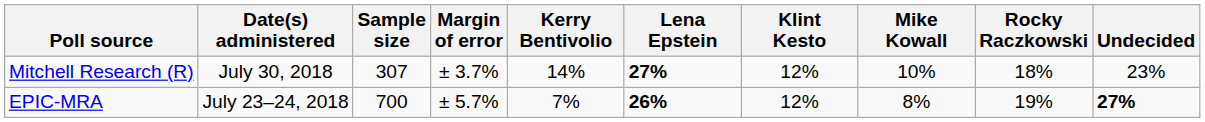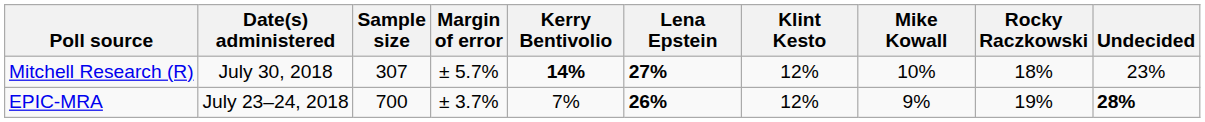(469, 71) ± 3.7% -> (469, 71) ± 5.7%
(566, 71) normal -> (566, 71) bold
(469, 102) ± 5.7% -> (469, 102) ± 3.7%
(916, 102) 8% -> (916, 102) 9%
(1116, 102) 27% -> (1116, 102) 28%
